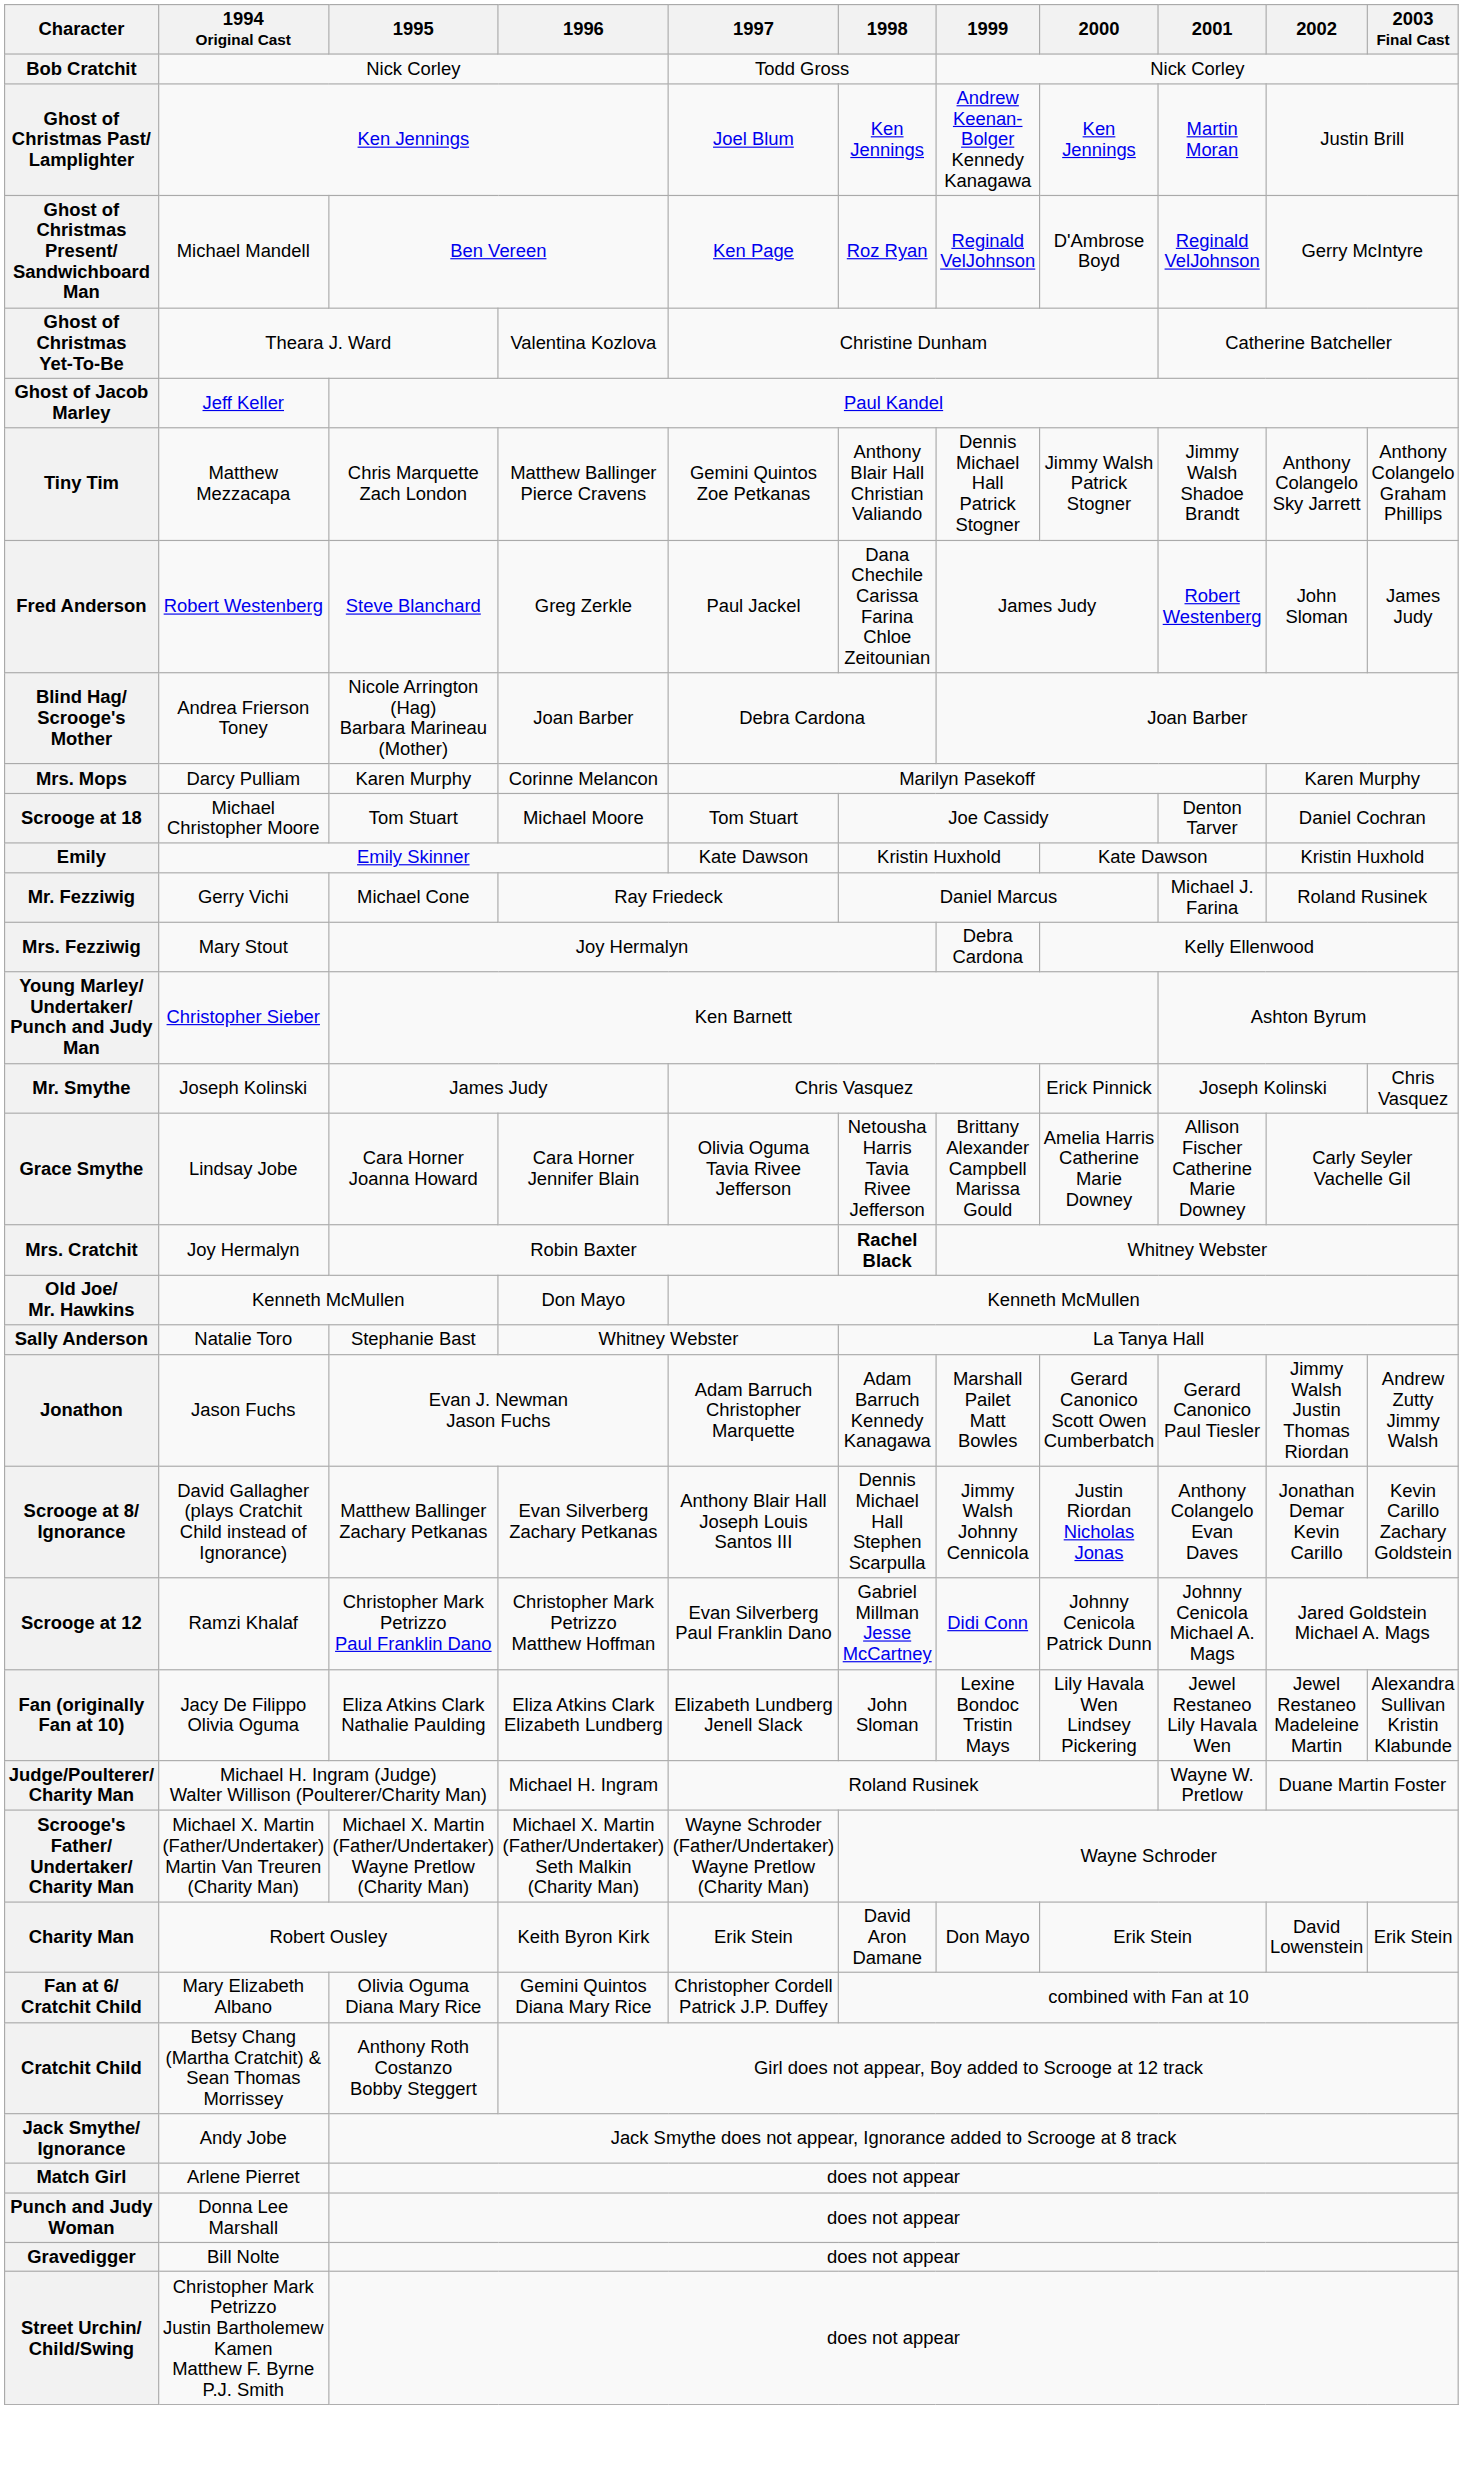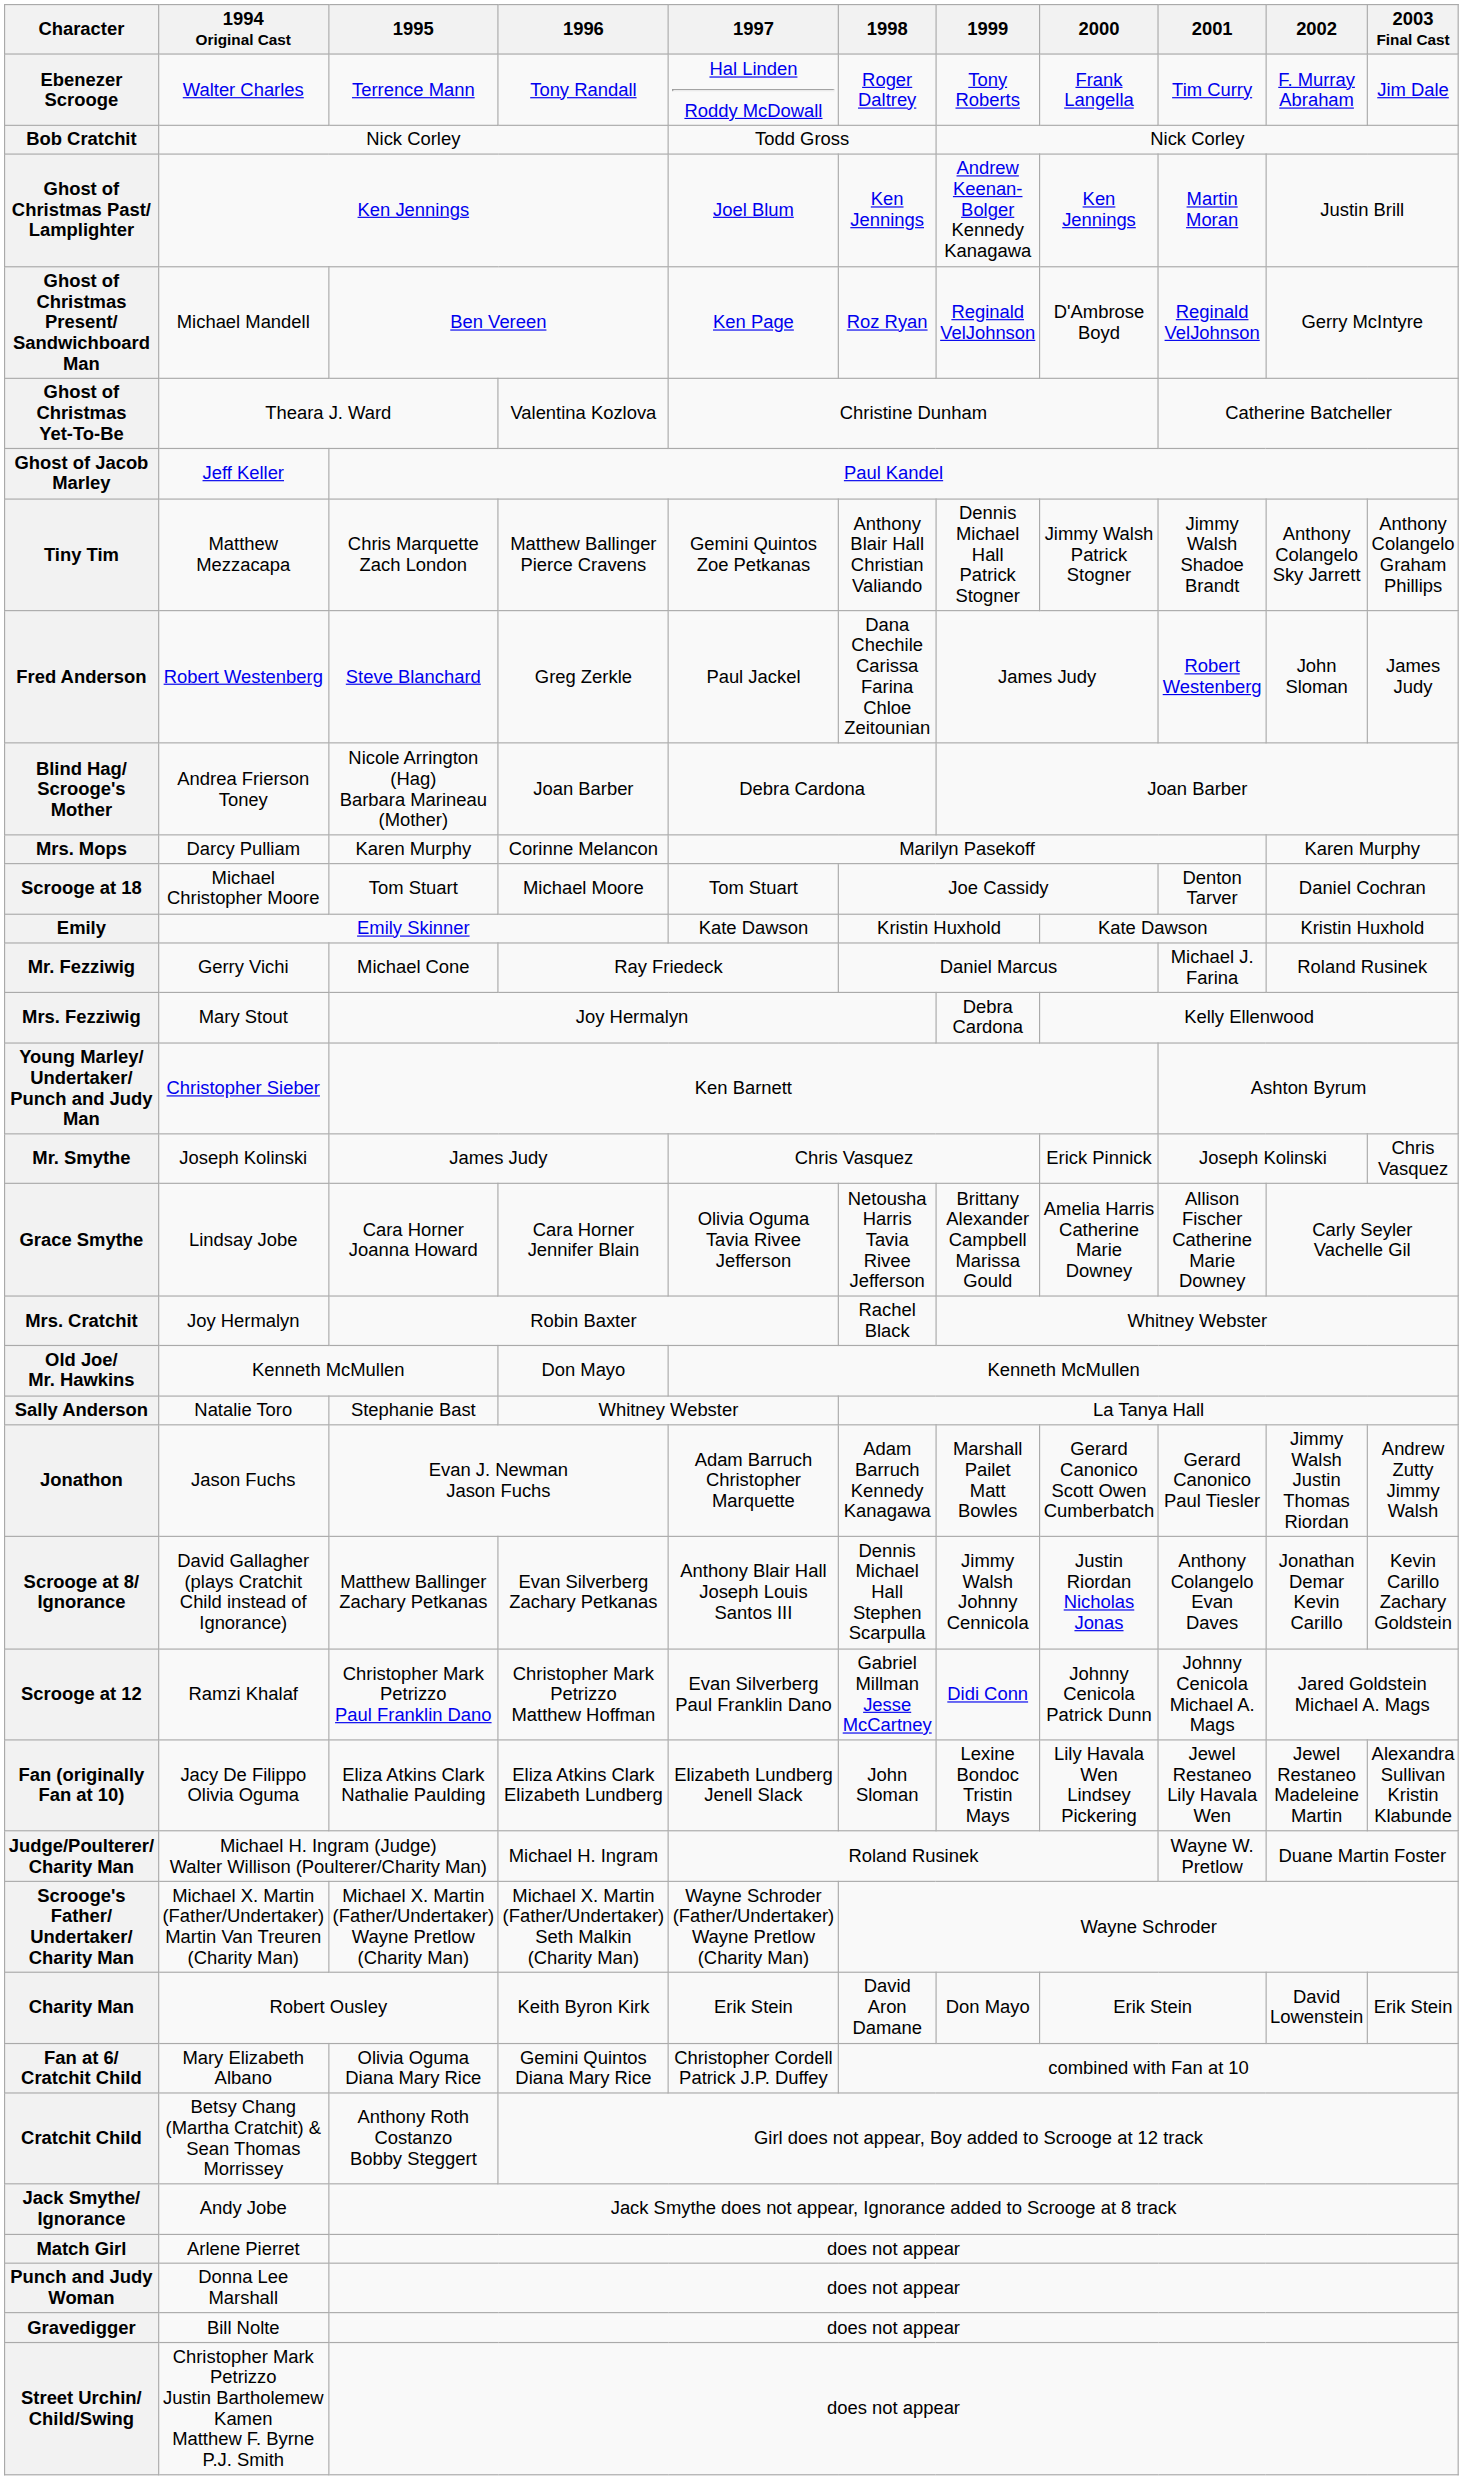+ row: (81, 89)
(887, 1250) bold -> (887, 1320) normal
